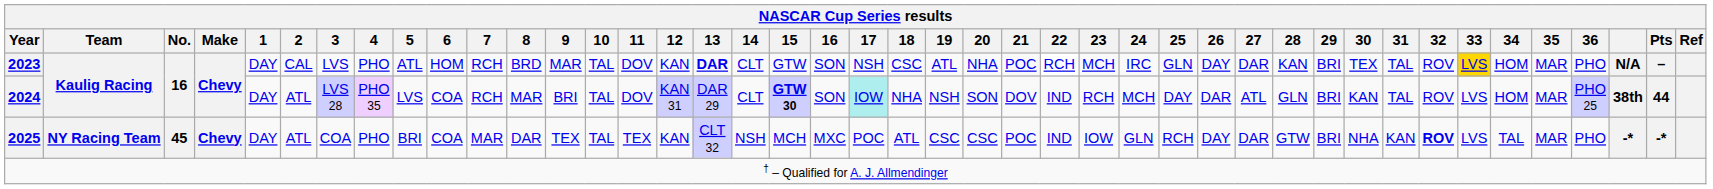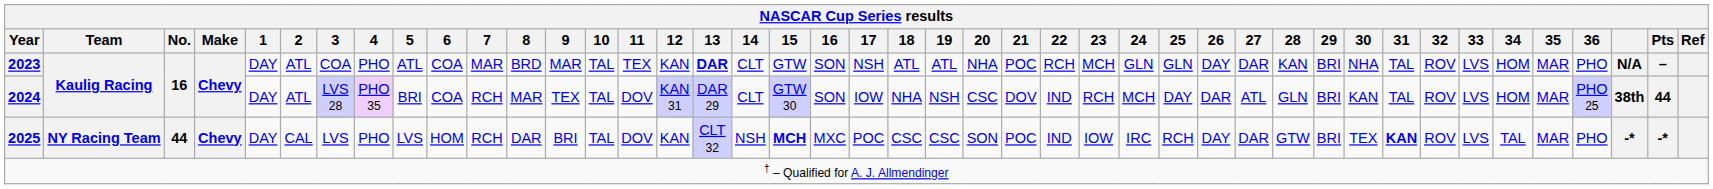(299, 64) CAL -> (299, 64) ATL
(335, 64) LVS -> (335, 64) COA
(447, 64) HOM -> (447, 64) COA
(487, 64) RCH -> (487, 64) MAR
(637, 64) DOV -> (637, 64) TEX
(907, 64) CSC -> (907, 64) ATL
(1139, 64) IRC -> (1139, 64) GLN
(1363, 64) TEX -> (1363, 64) NHA
(1474, 64) gold background -> (1476, 64) no background
(410, 97) LVS -> (410, 97) BRI
(566, 97) BRI -> (566, 97) TEX
(790, 97) bold -> (790, 96) normal
(869, 97) paleturquoise background -> (869, 97) no background
(982, 97) SON -> (982, 97) CSC
(179, 138) 45 -> (179, 138) 44
(299, 138) ATL -> (299, 138) CAL
(335, 138) COA -> (335, 138) LVS
(410, 138) BRI -> (410, 138) LVS
(447, 138) COA -> (447, 138) HOM
(487, 138) MAR -> (487, 138) RCH
(566, 138) TEX -> (566, 138) BRI
(637, 138) TEX -> (637, 138) DOV
(790, 138) normal -> (790, 138) bold
(907, 138) ATL -> (907, 138) CSC
(982, 138) CSC -> (982, 138) SON
(1139, 138) GLN -> (1139, 138) IRC
(1363, 138) NHA -> (1363, 138) TEX
(1401, 138) normal -> (1401, 138) bold
(1438, 138) bold -> (1440, 138) normal
